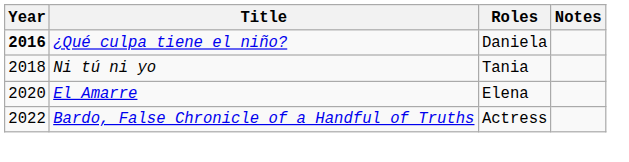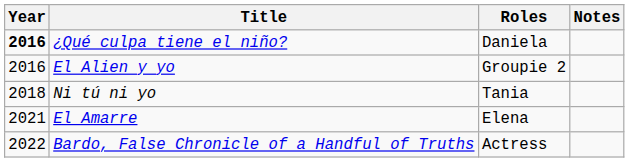+ row: (114, 68)
(27, 94) 2020 -> (27, 119) 2021
